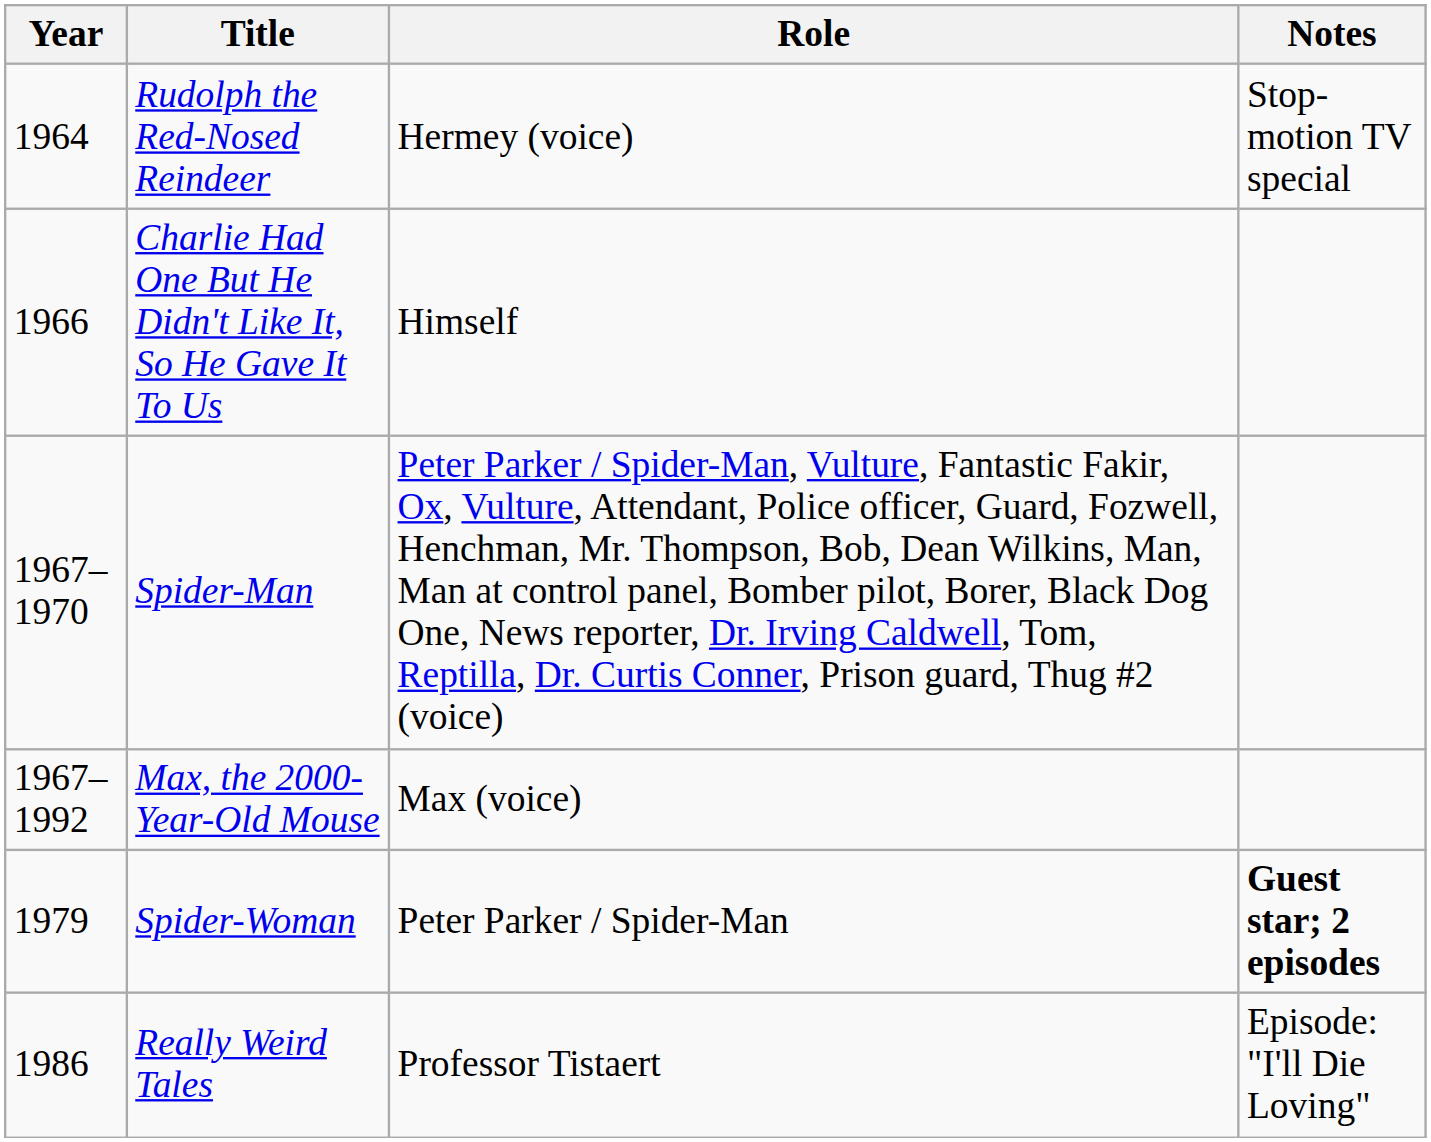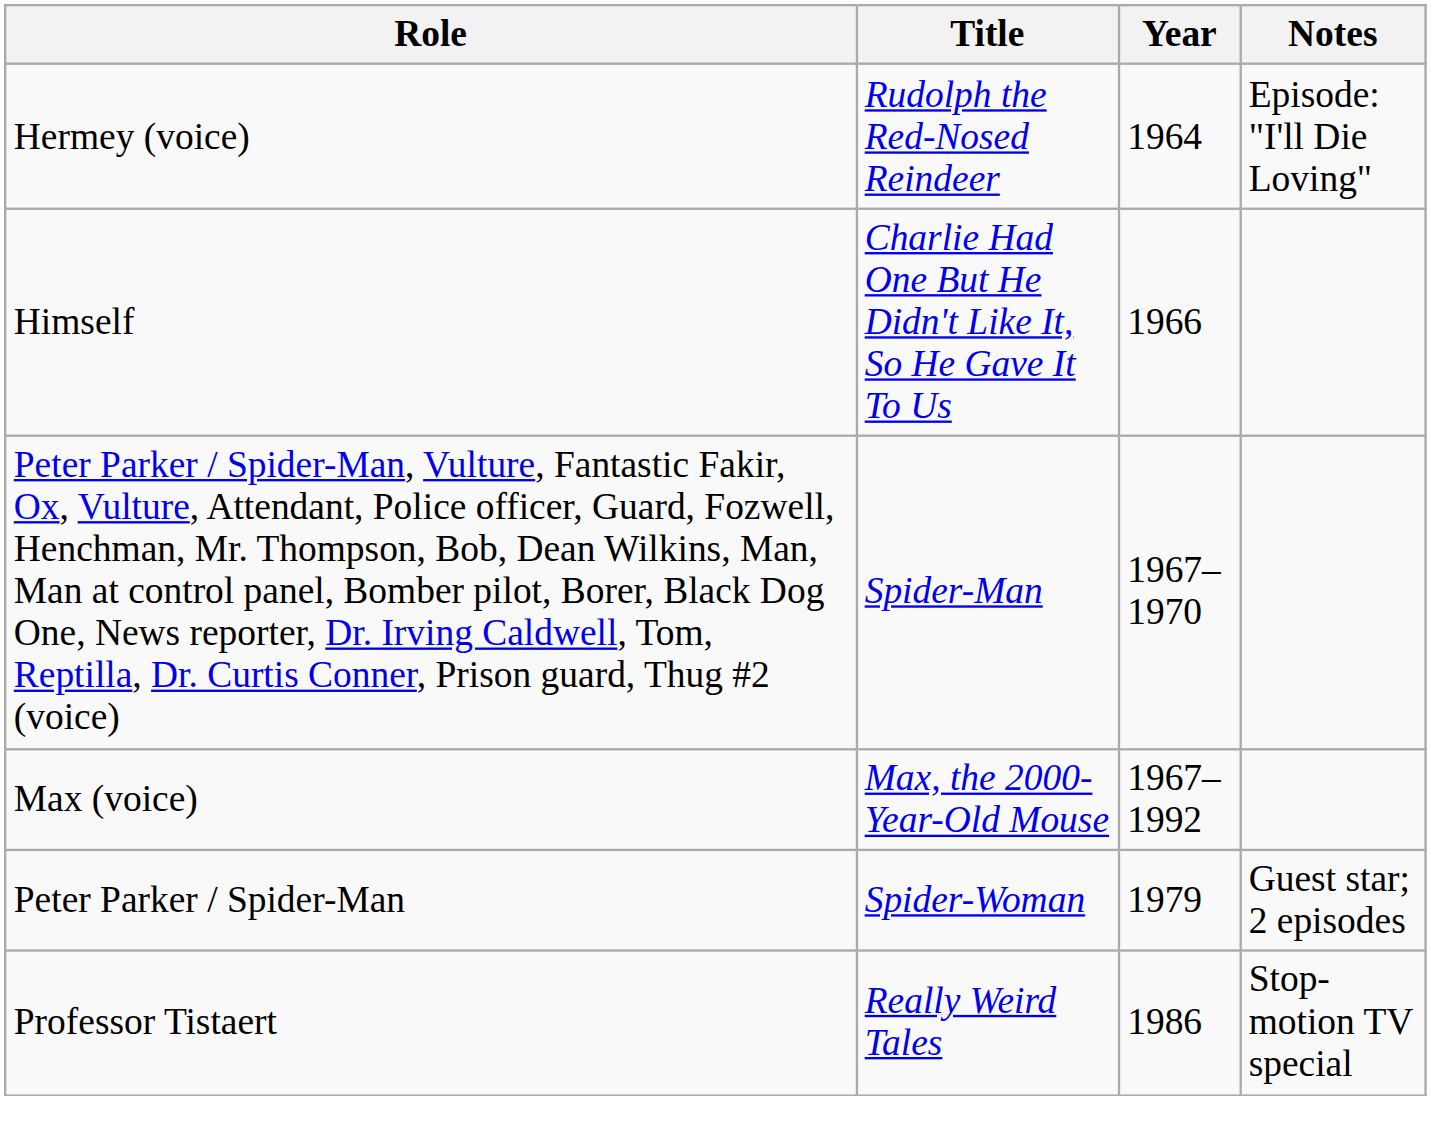columns swapped: (66, 34) <-> (814, 34)
(1329, 135) Stop-motion TV special -> (1314, 135) Episode: "I'll Die Loving"
(1314, 920) bold -> (1329, 899) normal
(1312, 1064) Episode: "I'll Die Loving" -> (1331, 1022) Stop-motion TV special
